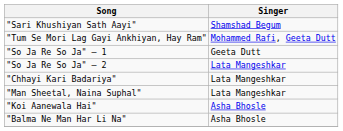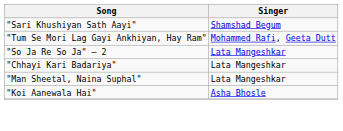- row: (56, 52)
- row: (66, 120)
